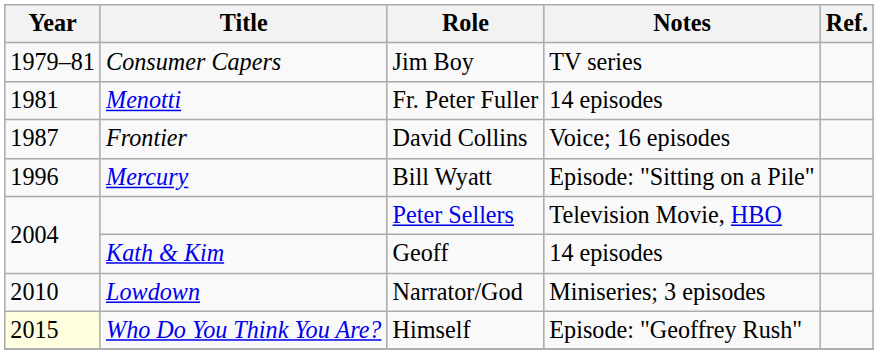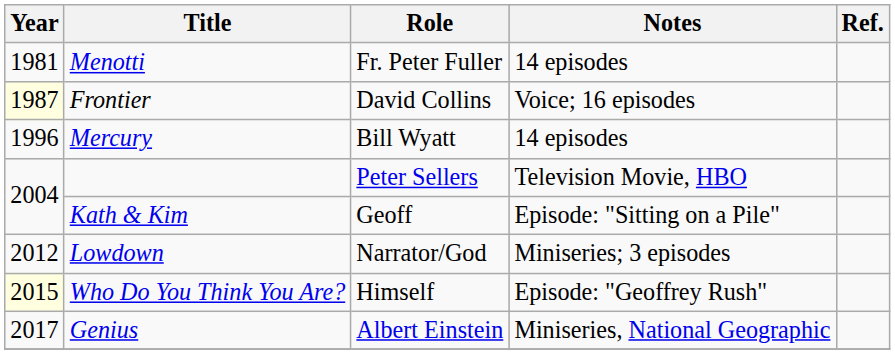- row: (194, 61)
(34, 138) no background -> (34, 100) lightyellow background
(682, 176) Episode: "Sitting on a Pile" -> (571, 138) 14 episodes
(606, 253) 14 episodes -> (647, 215) Episode: "Sitting on a Pile"
(34, 291) 2010 -> (34, 253) 2012
+ row: (104, 330)
